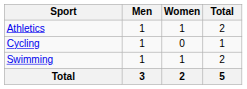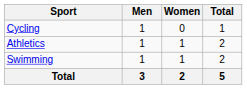rows swapped: (26, 28) <-> (23, 44)
